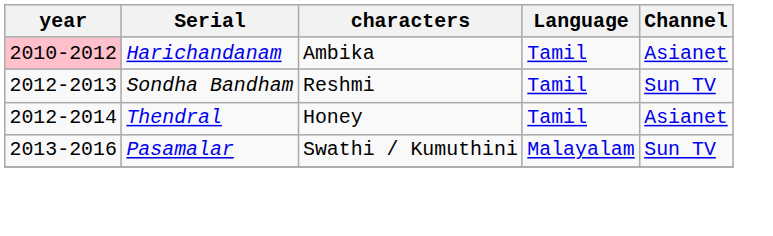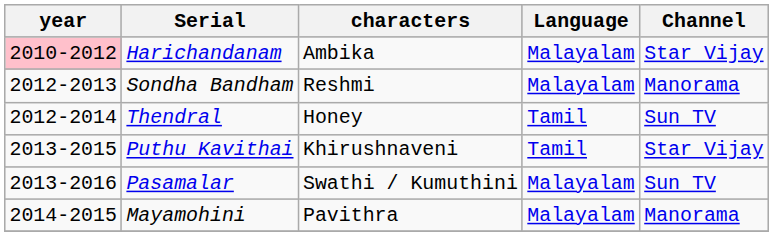(557, 53) Tamil -> (581, 53) Malayalam
(686, 53) Asianet -> (704, 53) Star Vijay
(557, 86) Tamil -> (581, 86) Malayalam
(680, 86) Sun TV -> (692, 86) Manorama
(686, 118) Asianet -> (680, 118) Sun TV
+ row: (210, 151)
+ row: (186, 215)
